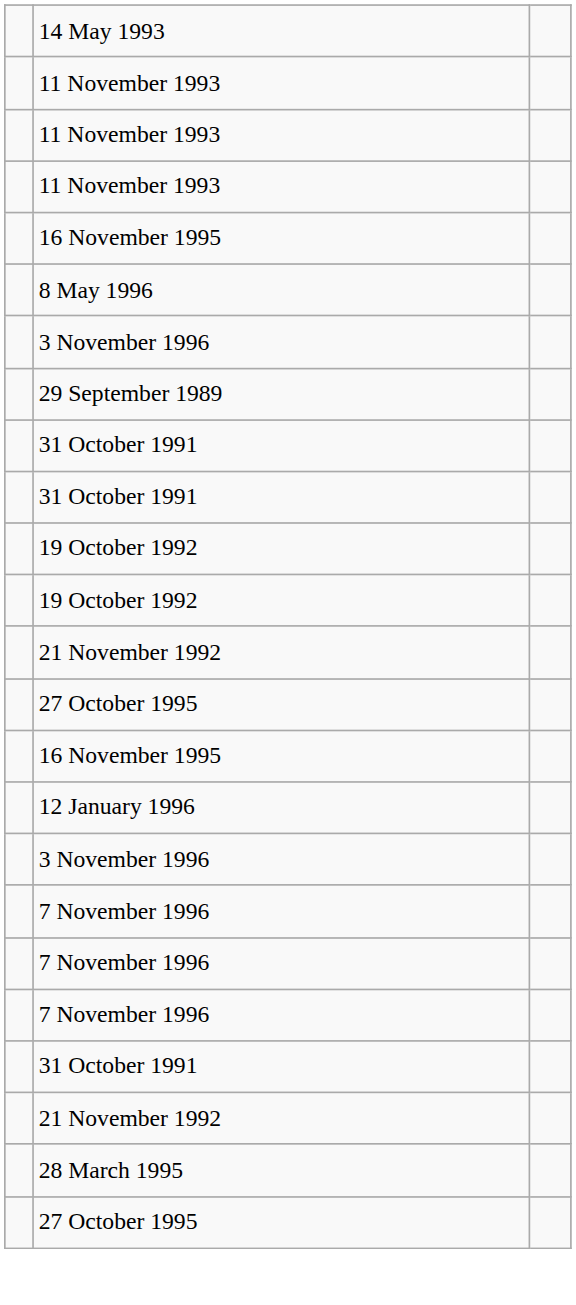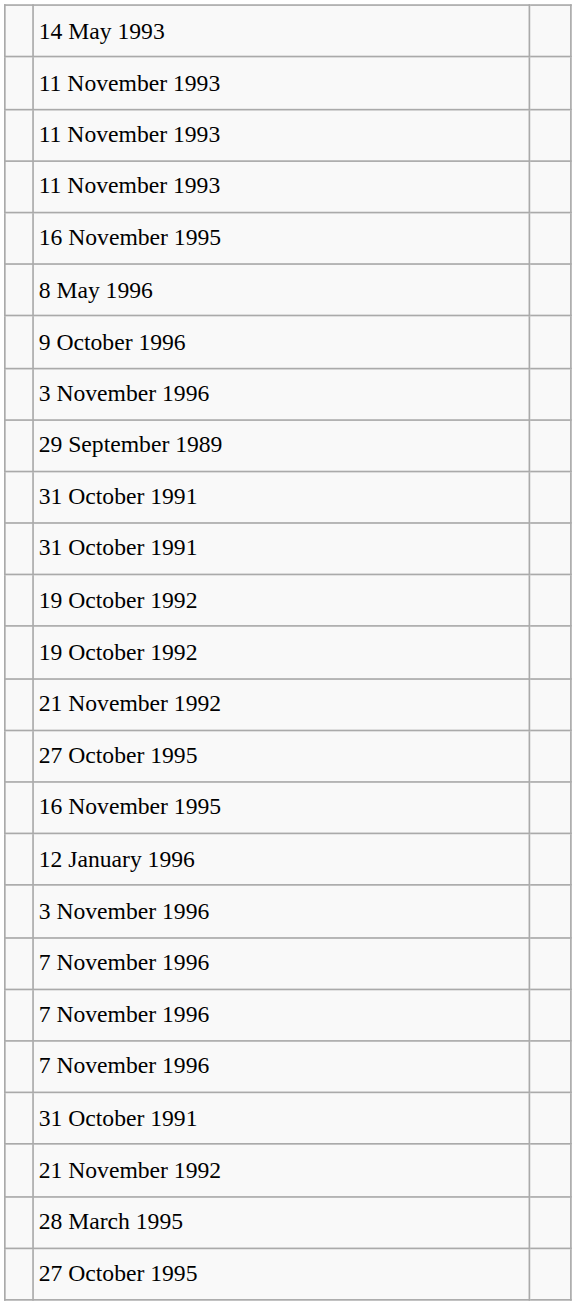+ row: (19, 342)
